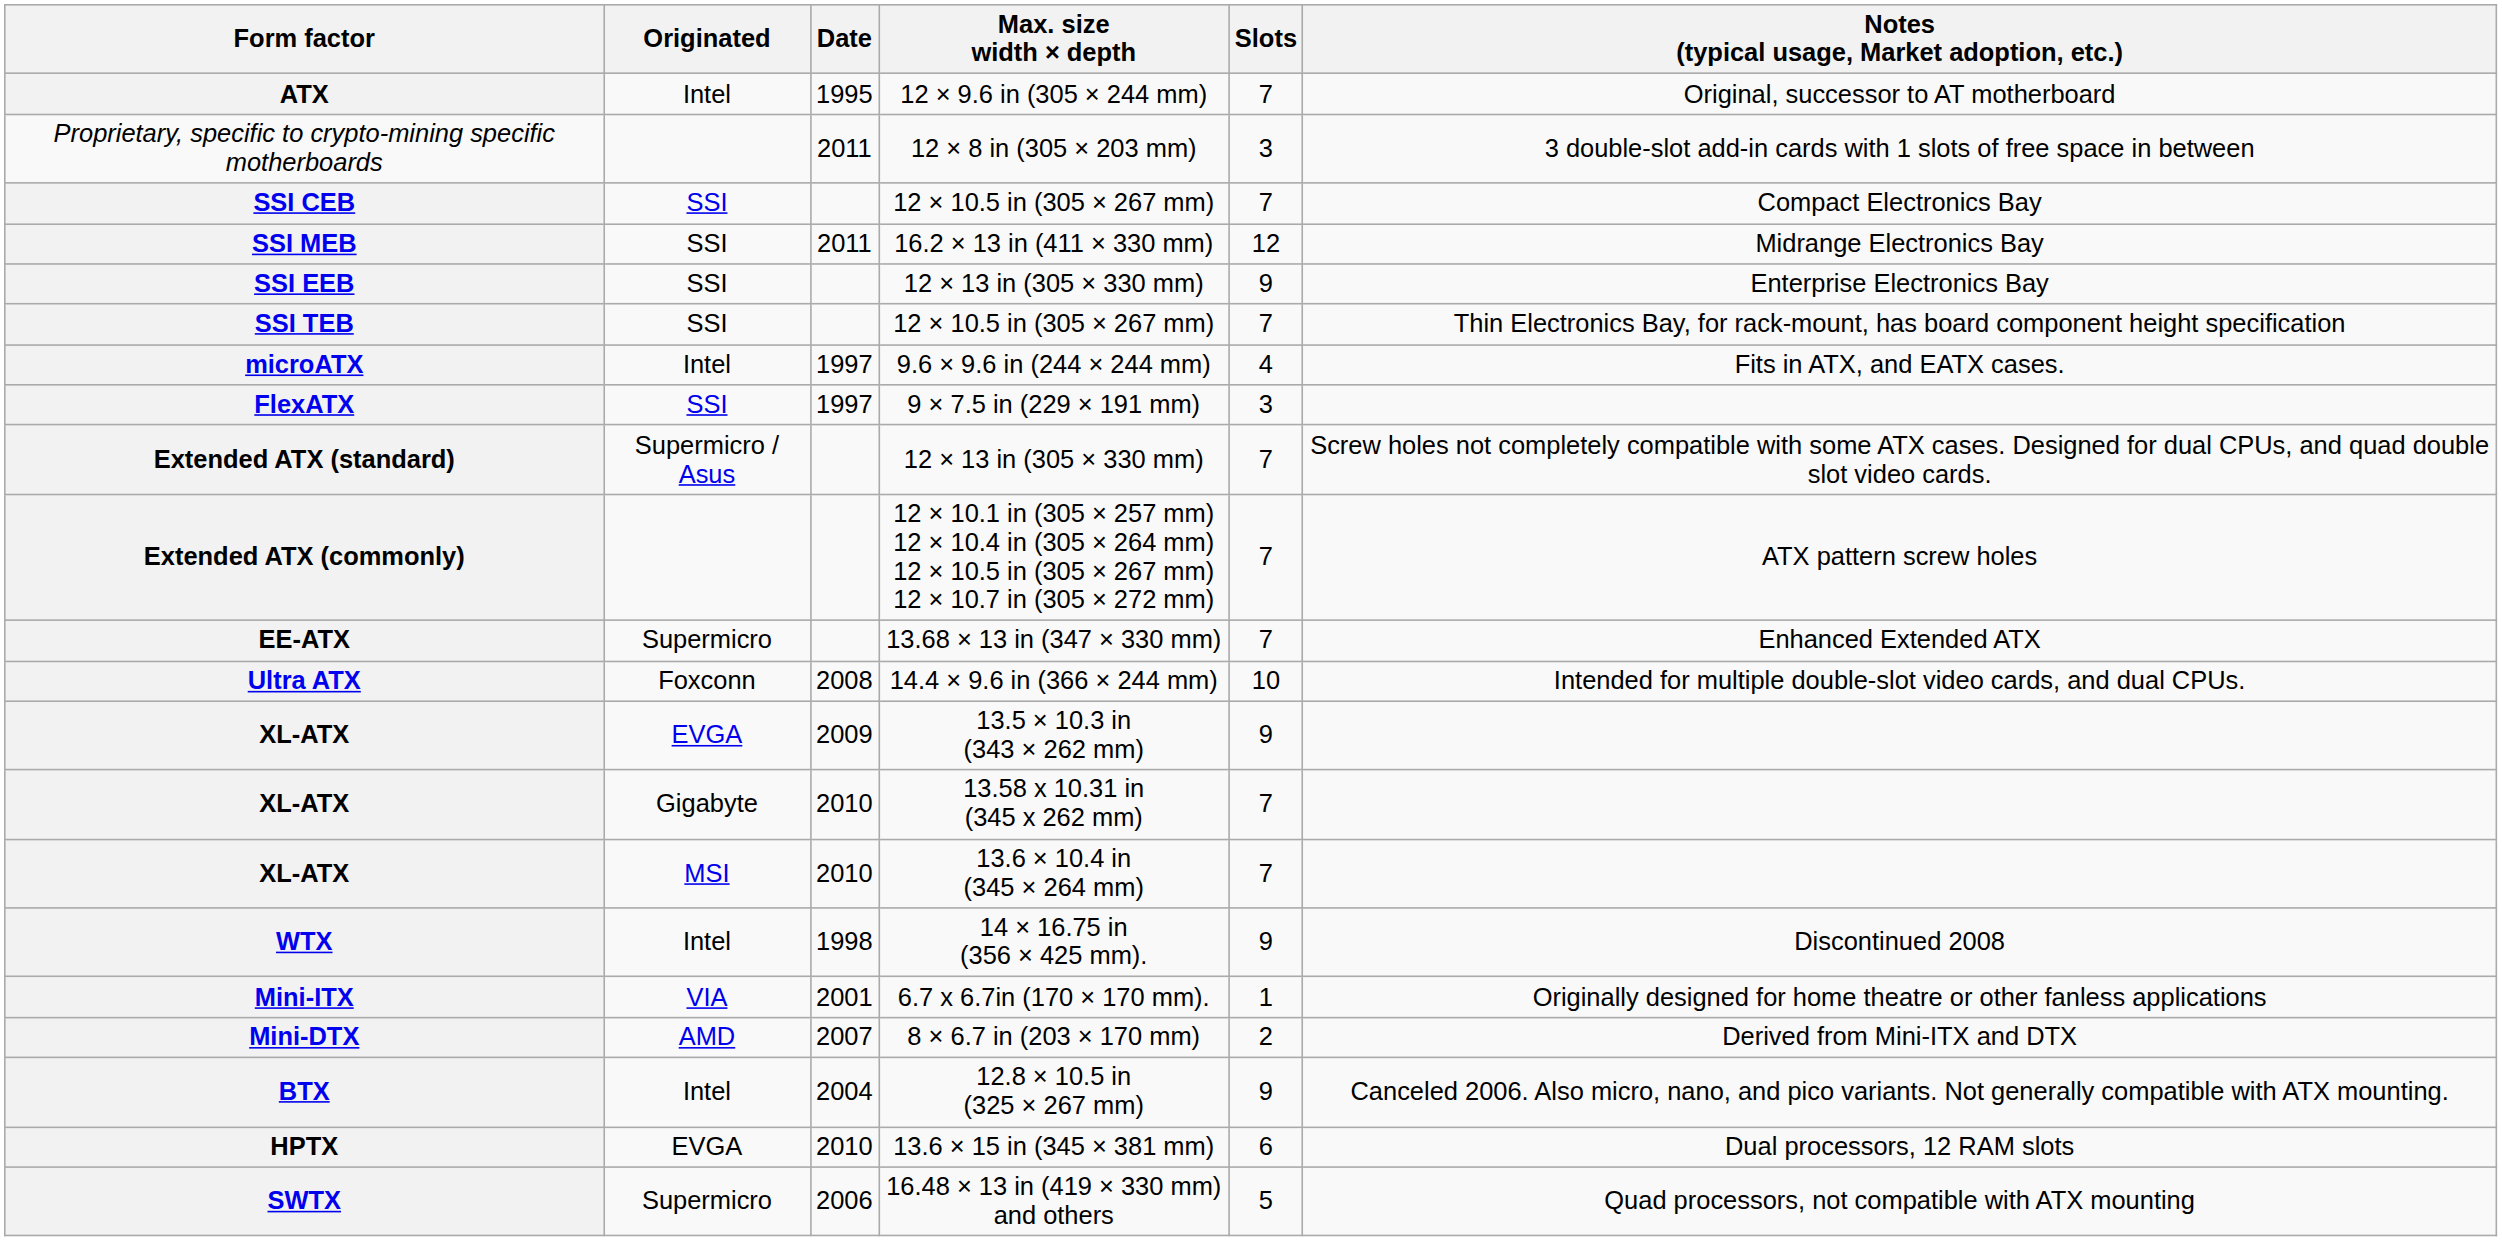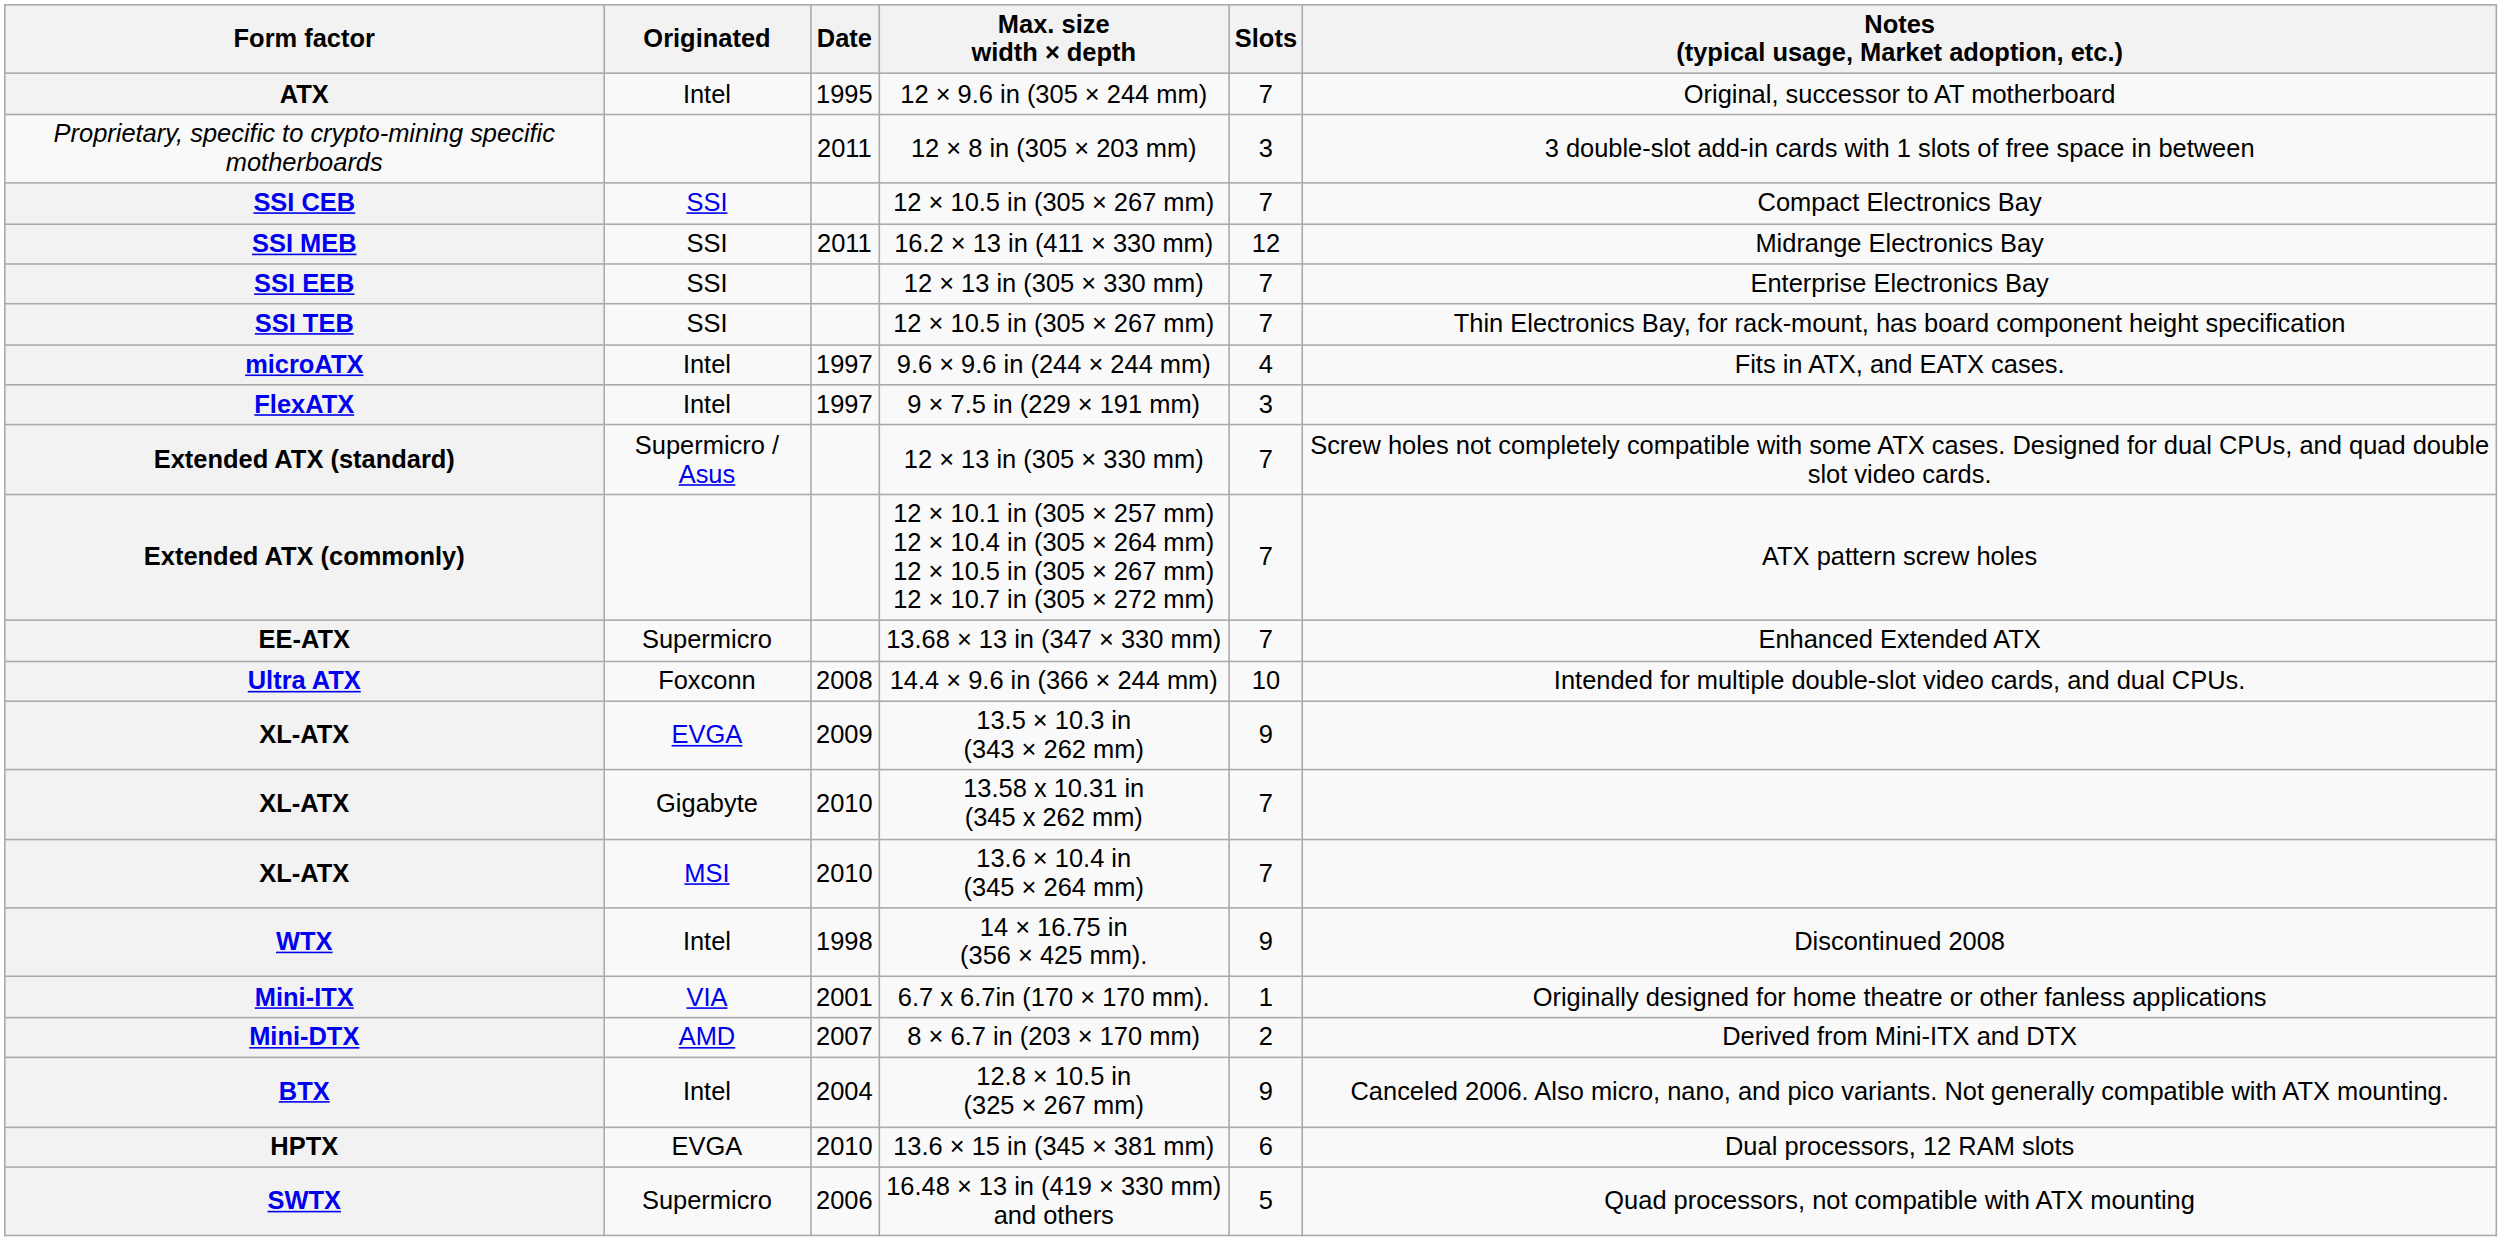(1266, 283) 9 -> (1266, 283) 7
(707, 404) SSI -> (707, 404) Intel
